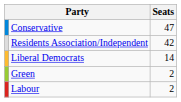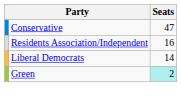(169, 43) 42 -> (169, 43) 16
(172, 74) no background -> (172, 74) paleturquoise background
- row: (25, 89)
